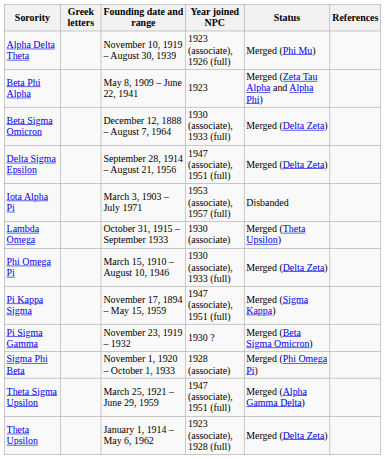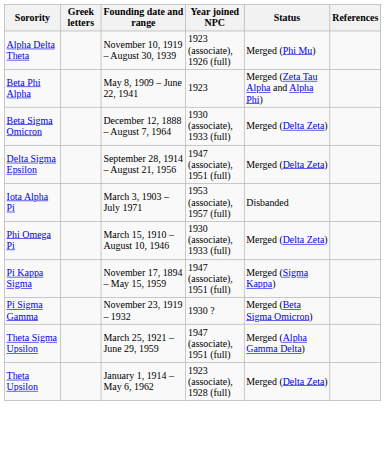- row: (23, 235)
- row: (27, 364)
